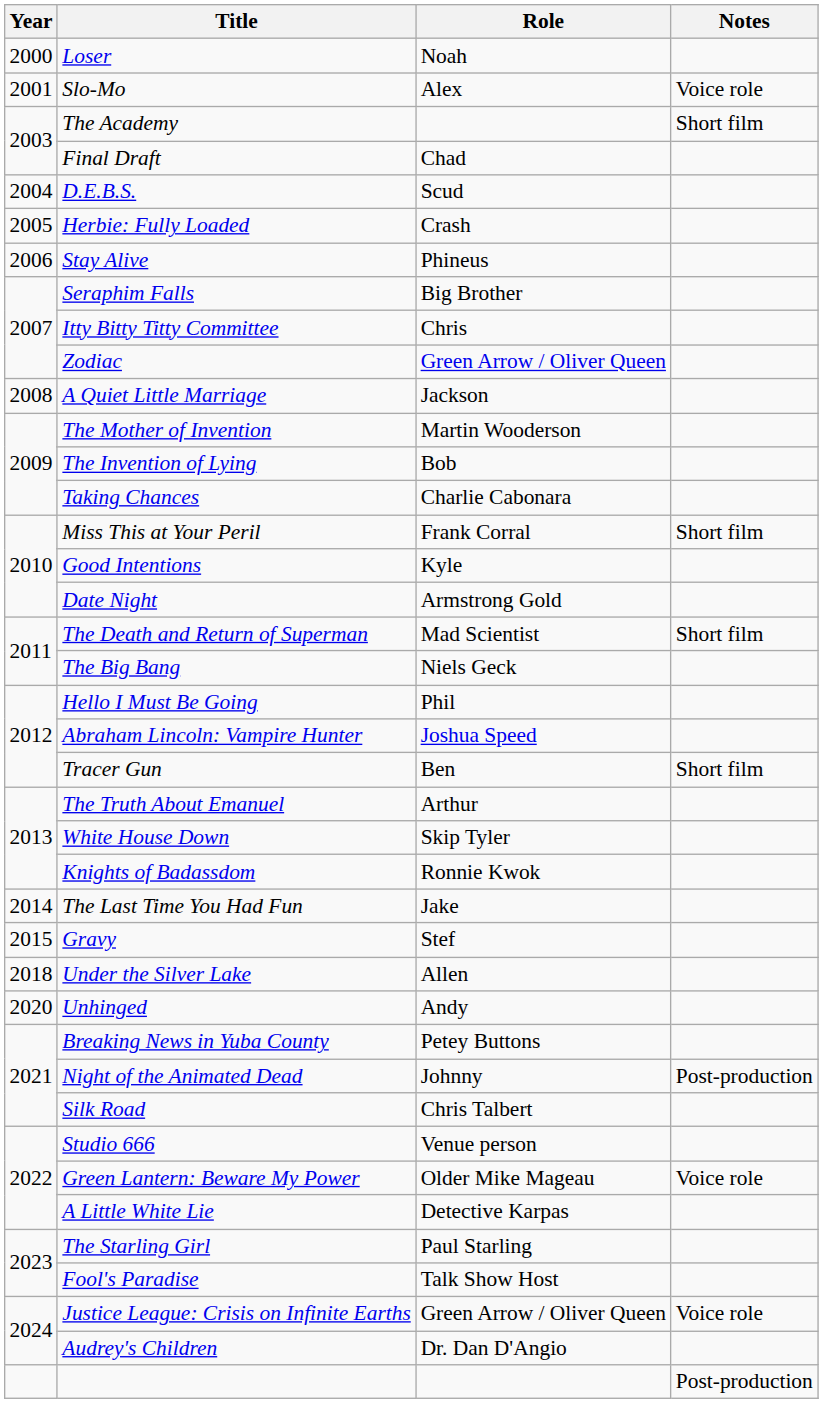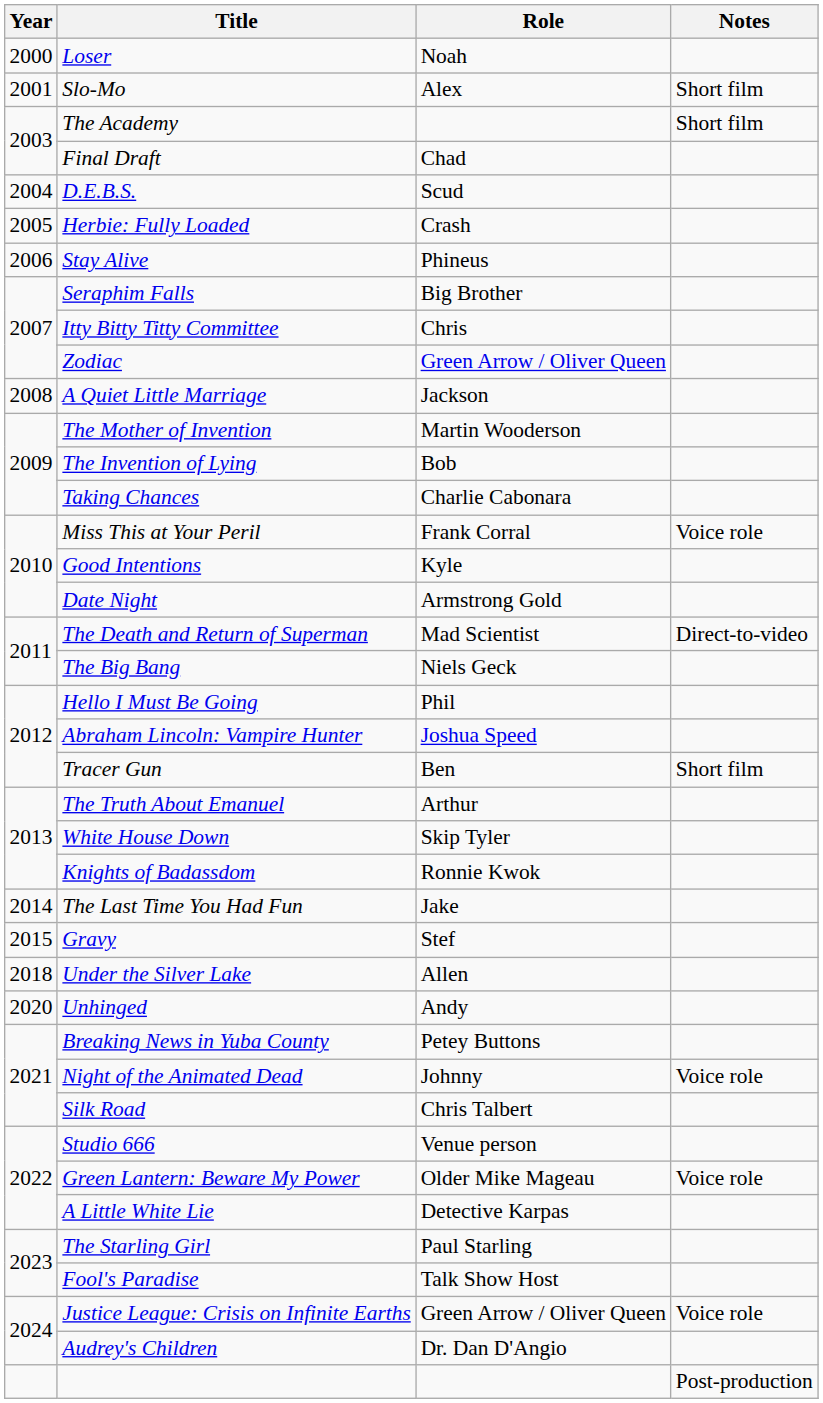(719, 89) Voice role -> (720, 89) Short film
(720, 531) Short film -> (719, 531) Voice role
(720, 633) Short film -> (742, 633) Direct-to-video
(744, 1075) Post-production -> (719, 1075) Voice role
